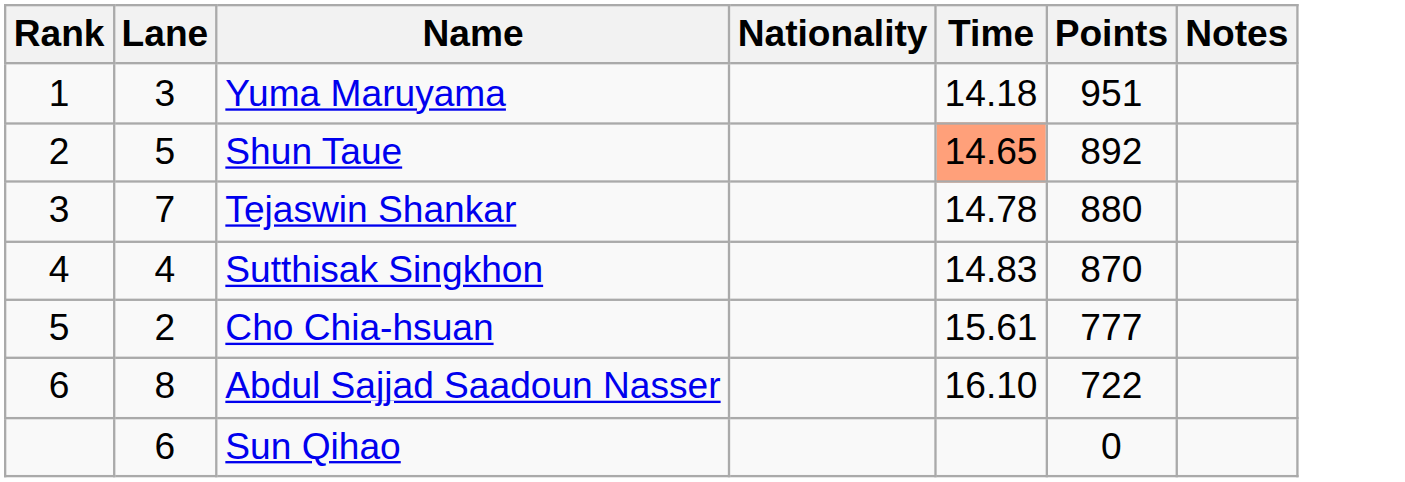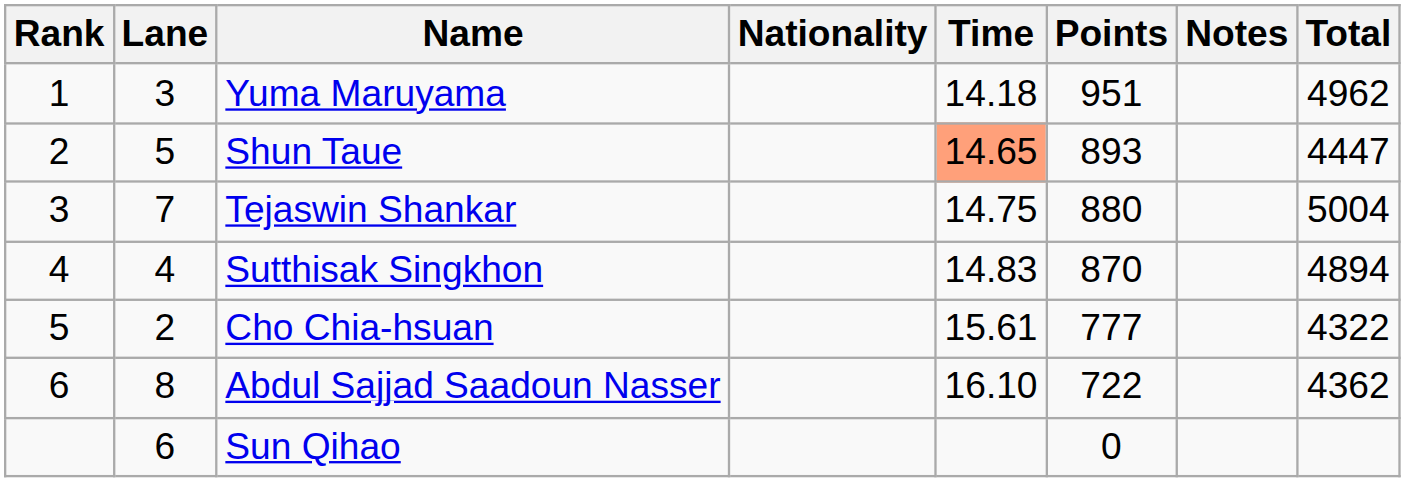+ column: (1348, 33)
(1111, 151) 892 -> (1111, 151) 893
(991, 210) 14.78 -> (991, 210) 14.75
